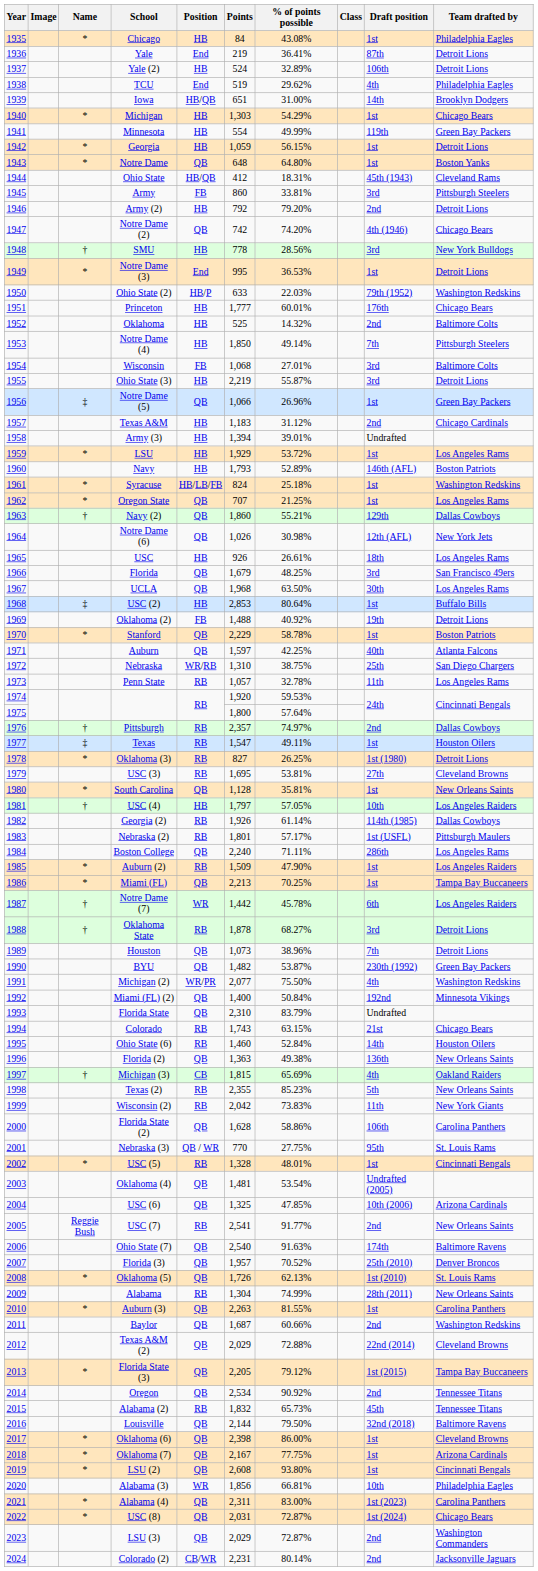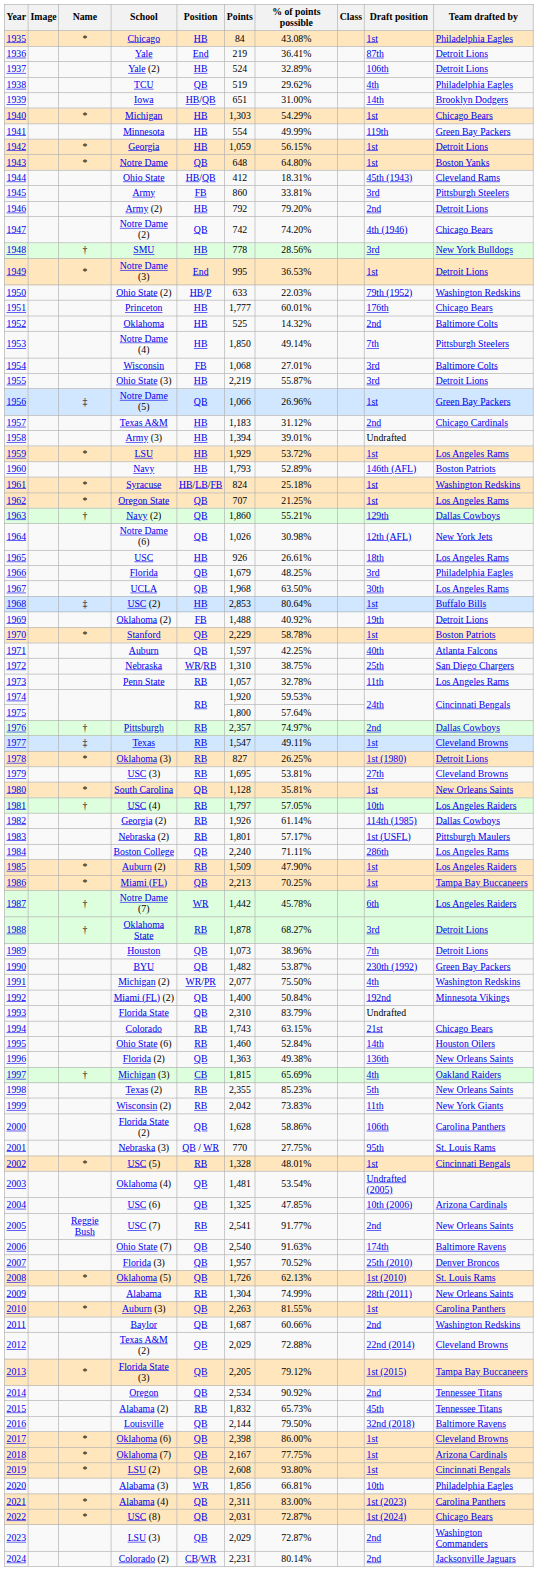(201, 85) End -> (201, 85) QB
(475, 573) San Francisco 49ers -> (474, 573) Philadelphia Eagles
(465, 743) Houston Oilers -> (472, 743) Cleveland Browns
(201, 805) HB -> (201, 805) RB
